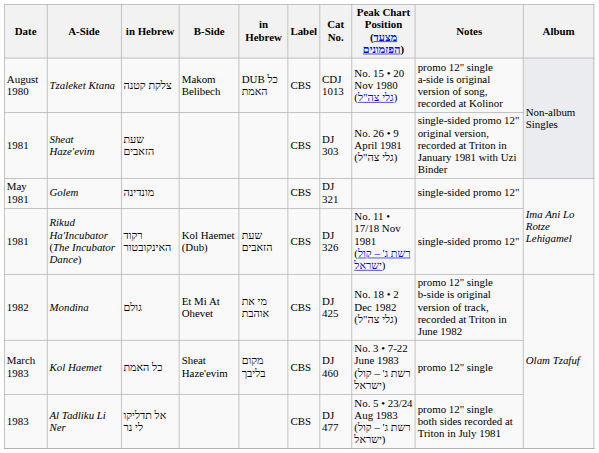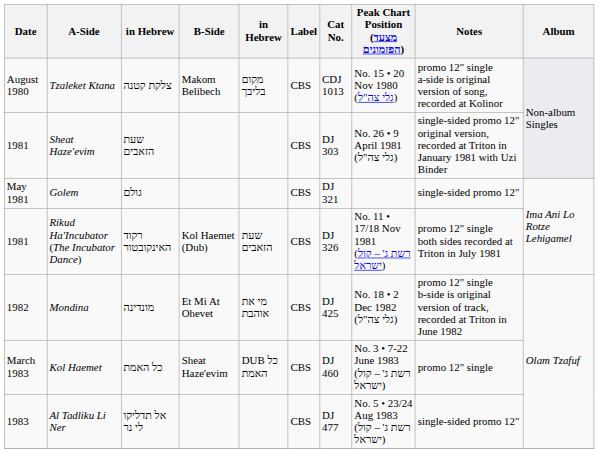(260, 85) DUB כל האמת -> (254, 85) מקום בליבך
(139, 193) מונדינה -> (133, 193) גולם
(469, 241) single-sided promo 12" -> (465, 241) promo 12" single both sides recorded at Triton in July 1981
(133, 307) גולם -> (139, 307) מונדינה
(254, 367) מקום בליבך -> (260, 367) DUB כל האמת
(465, 421) promo 12" single both sides recorded at Triton in July 1981 -> (469, 421) single-sided promo 12"
